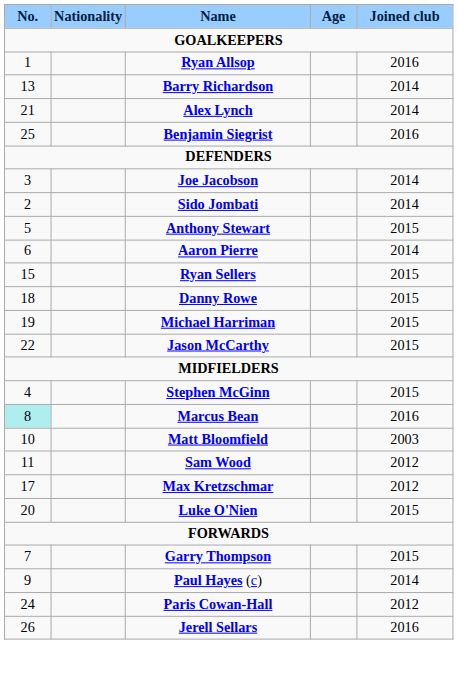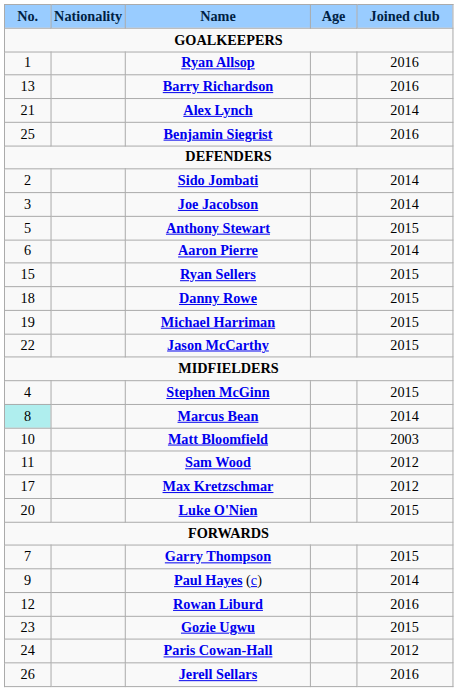(405, 87) 2014 -> (405, 87) 2016
rows swapped: (218, 204) <-> (218, 181)
(405, 416) 2016 -> (405, 416) 2014
+ row: (218, 604)
+ row: (218, 627)
